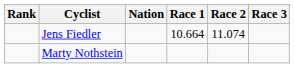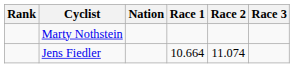rows swapped: (71, 33) <-> (82, 53)
